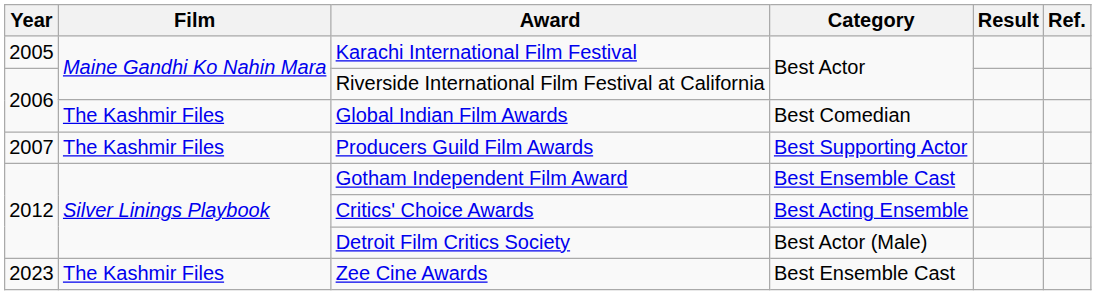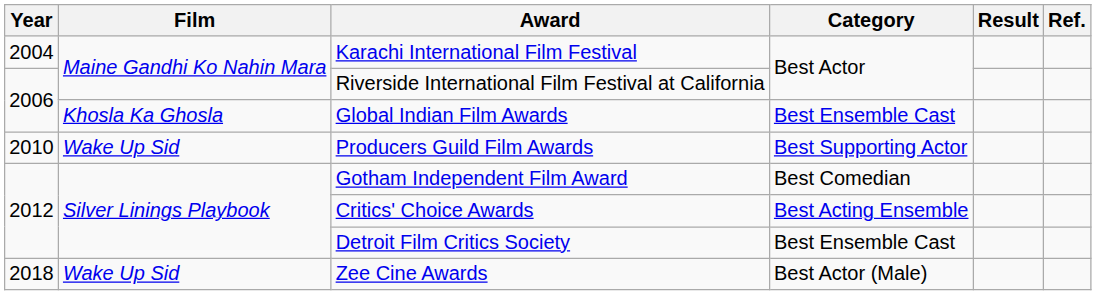(31, 52) 2005 -> (31, 52) 2004
(144, 115) The Kashmir Files -> (143, 115) Khosla Ka Ghosla
(842, 115) Best Comedian -> (865, 115) Best Ensemble Cast
(31, 147) 2007 -> (31, 147) 2010
(144, 147) The Kashmir Files -> (121, 147) Wake Up Sid
(865, 178) Best Ensemble Cast -> (842, 178) Best Comedian
(851, 242) Best Actor (Male) -> (865, 242) Best Ensemble Cast
(31, 274) 2023 -> (31, 274) 2018
(144, 274) The Kashmir Files -> (121, 274) Wake Up Sid
(865, 274) Best Ensemble Cast -> (851, 274) Best Actor (Male)
